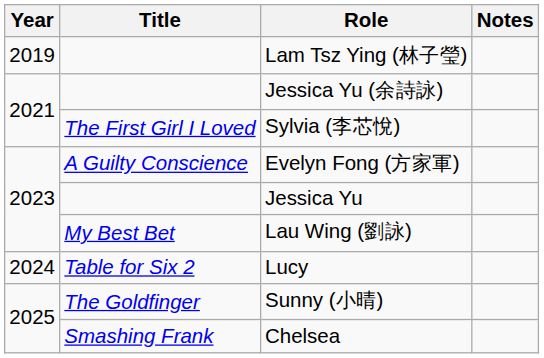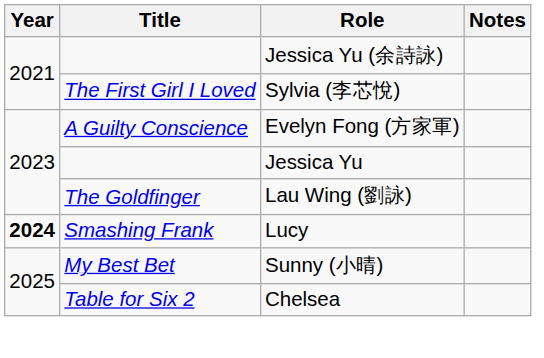- row: (366, 54)
(120, 232) My Best Bet -> (132, 196) The Goldfinger
(32, 267) normal -> (32, 230) bold
(129, 267) Table for Six 2 -> (139, 230) Smashing Frank
(132, 301) The Goldfinger -> (120, 265) My Best Bet
(139, 336) Smashing Frank -> (129, 299) Table for Six 2
